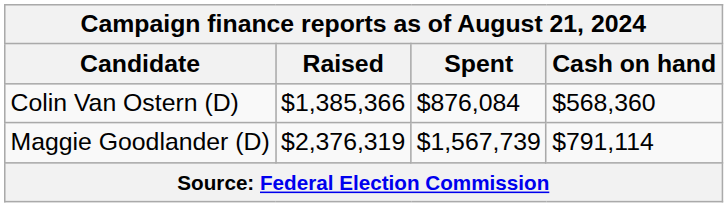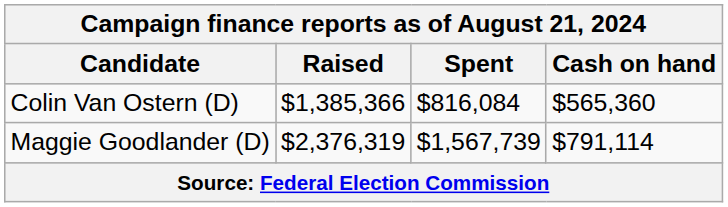(468, 102) $876,084 -> (468, 102) $816,084
(604, 102) $568,360 -> (604, 102) $565,360
